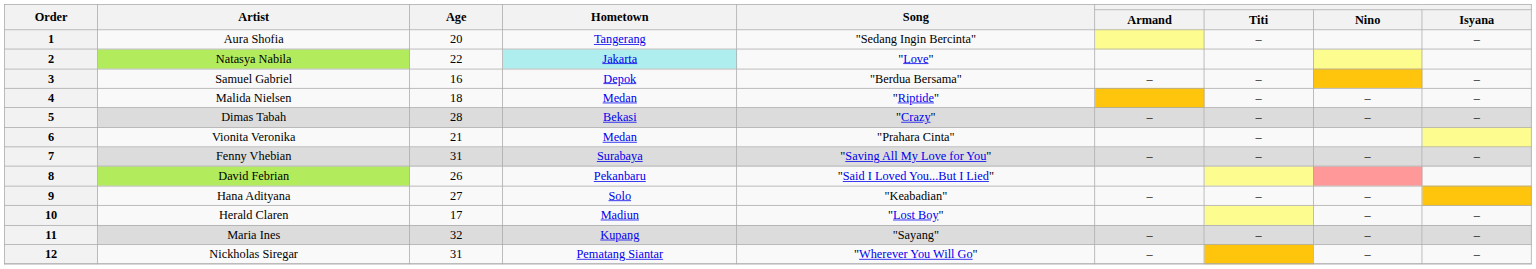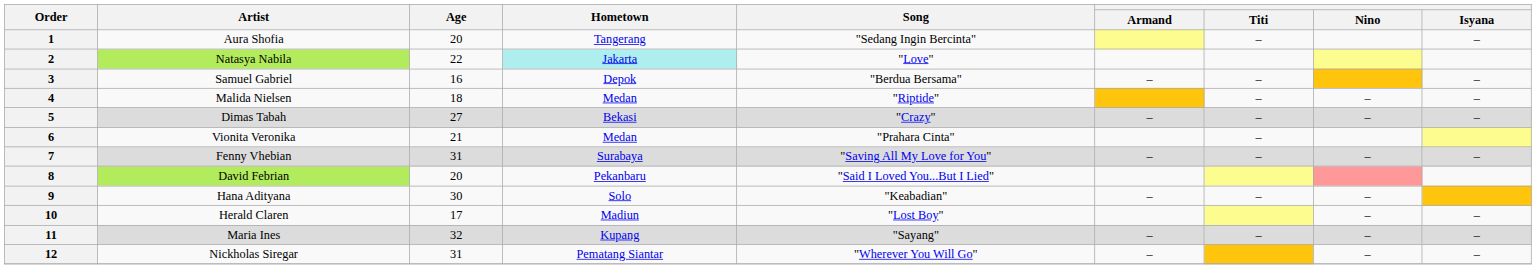(456, 117) 28 -> (456, 117) 27
(456, 176) 26 -> (456, 176) 20
(456, 195) 27 -> (456, 195) 30
